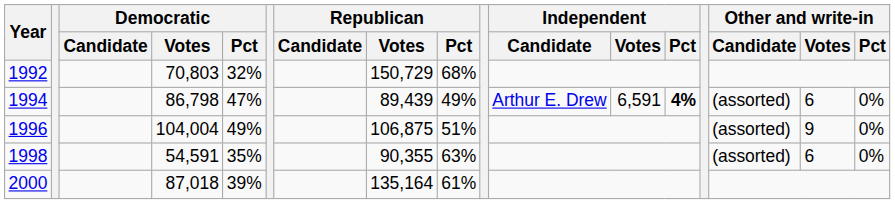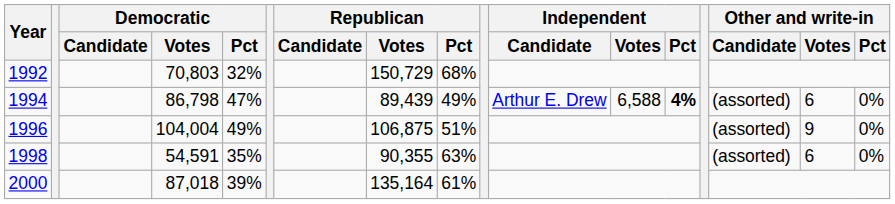(639, 101) 6,591 -> (639, 101) 6,588
